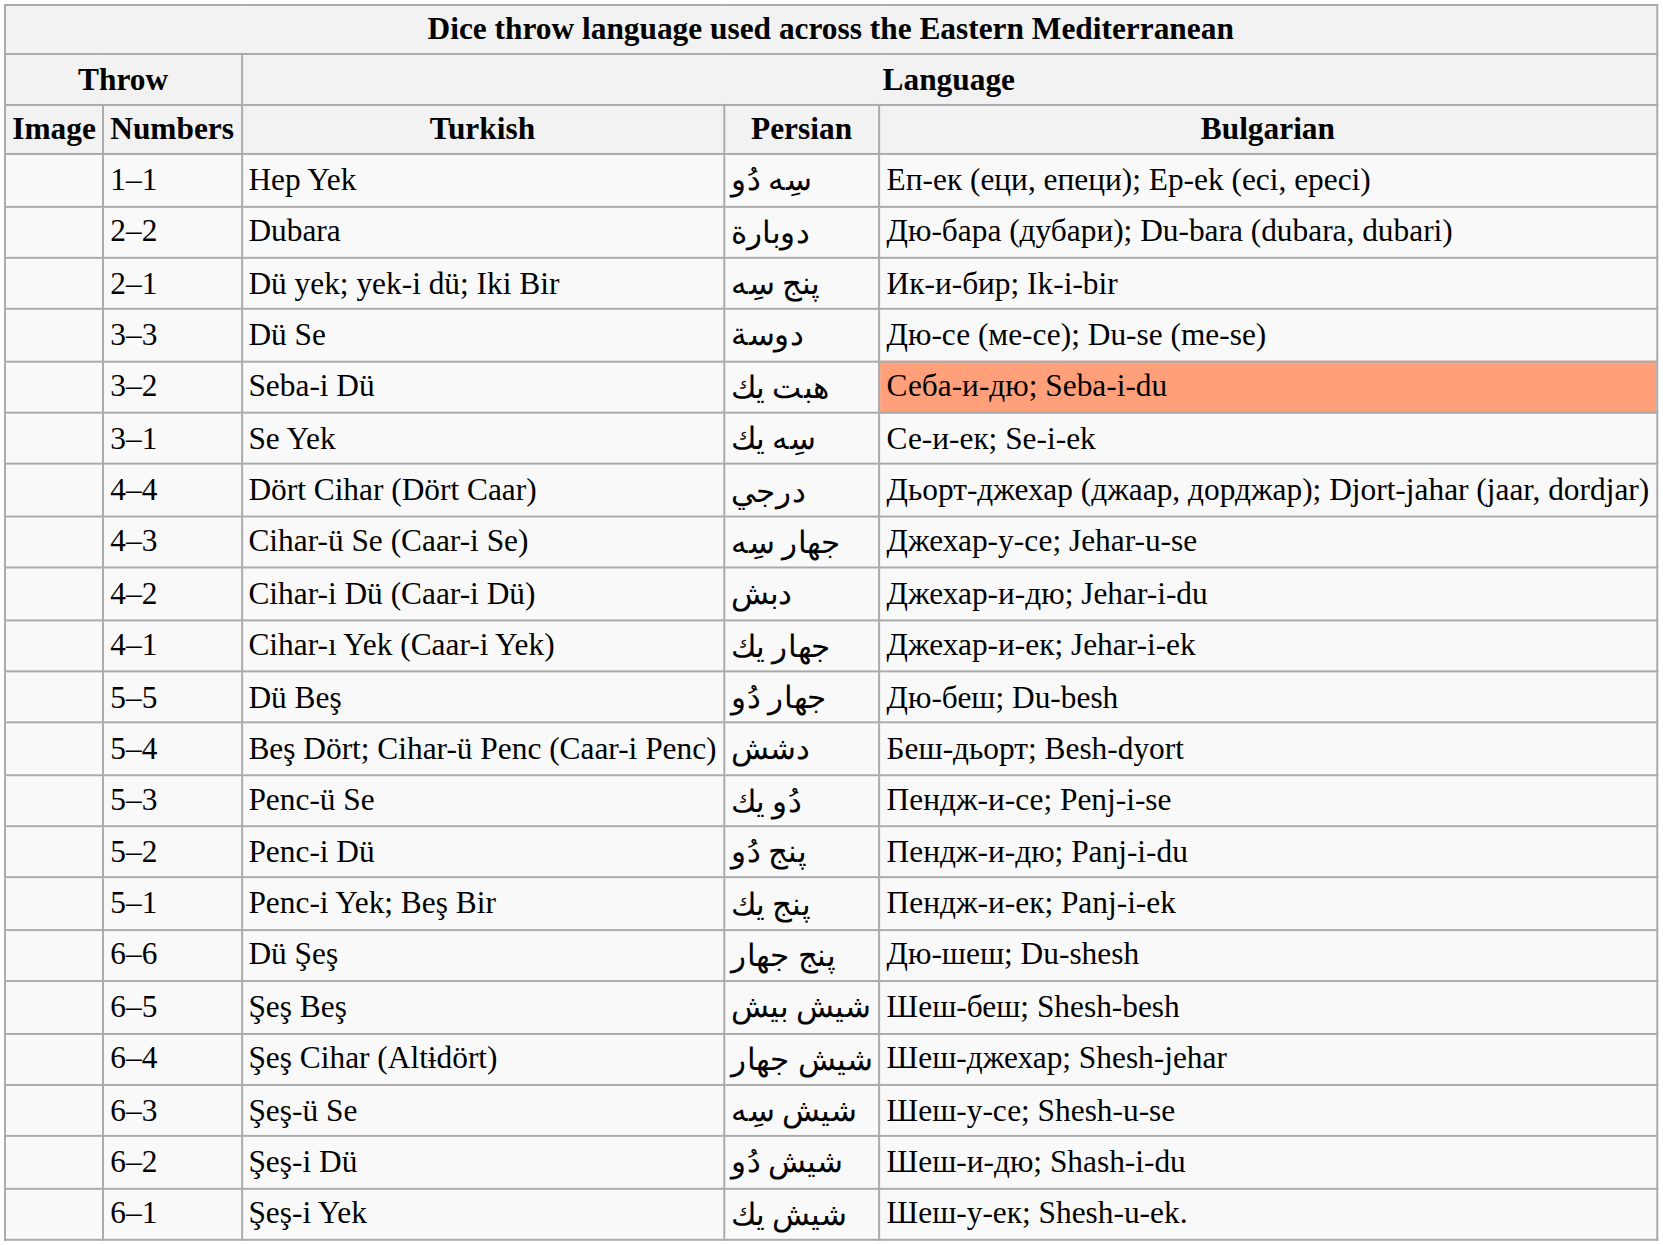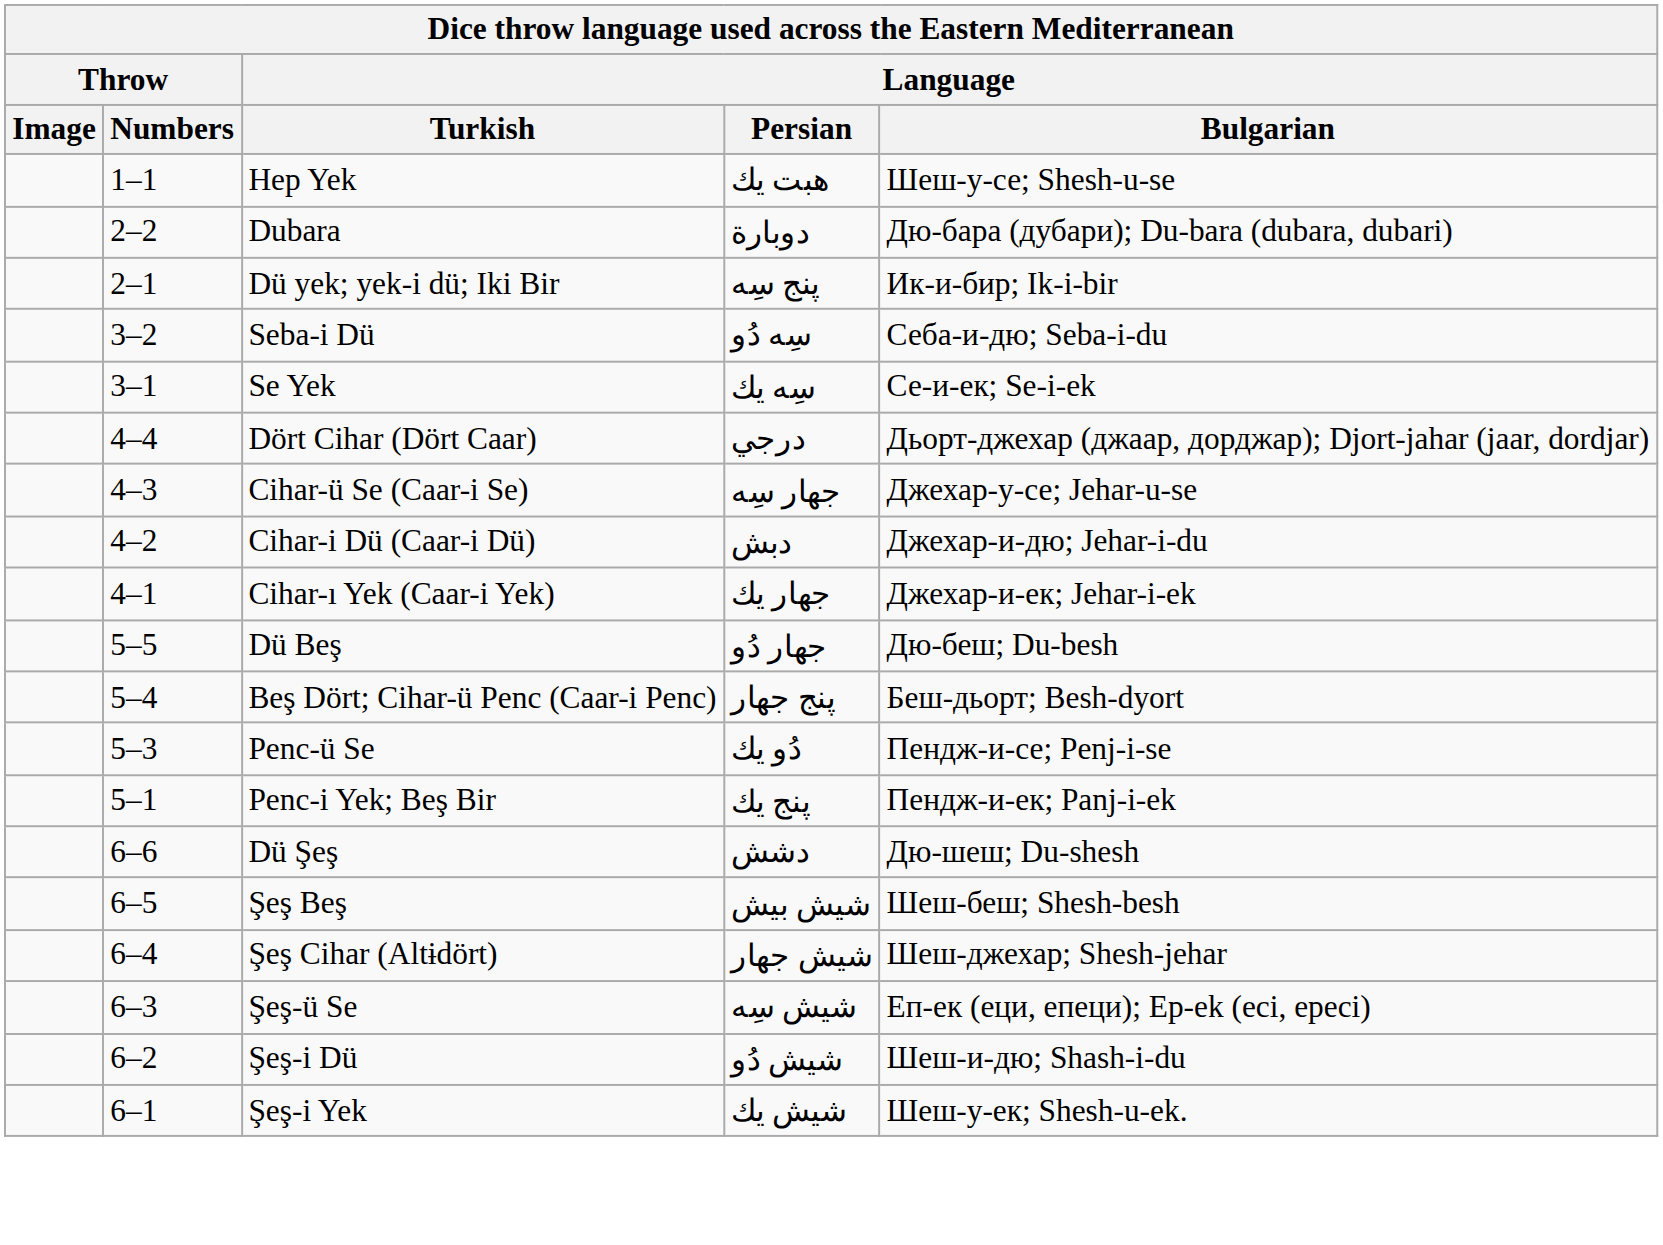(771, 180) سِه دُو -> (780, 180) هبت يك
(1129, 179) Еп-ек (еци, епеци); Ep-ek (eci, epeci) -> (1031, 179) Шеш-у-се; Shesh-u-se
- row: (287, 334)
(780, 387) هبت يك -> (771, 335) سِه دُو
(1027, 386) lightsalmon background -> (1027, 334) no background
(770, 749) دشش -> (783, 697) پنج جهار
- row: (312, 851)
(783, 955) پنج جهار -> (770, 852) دشش
(1031, 1110) Шеш-у-се; Shesh-u-se -> (1129, 1006) Еп-ек (еци, епеци); Ep-ek (eci, epeci)
